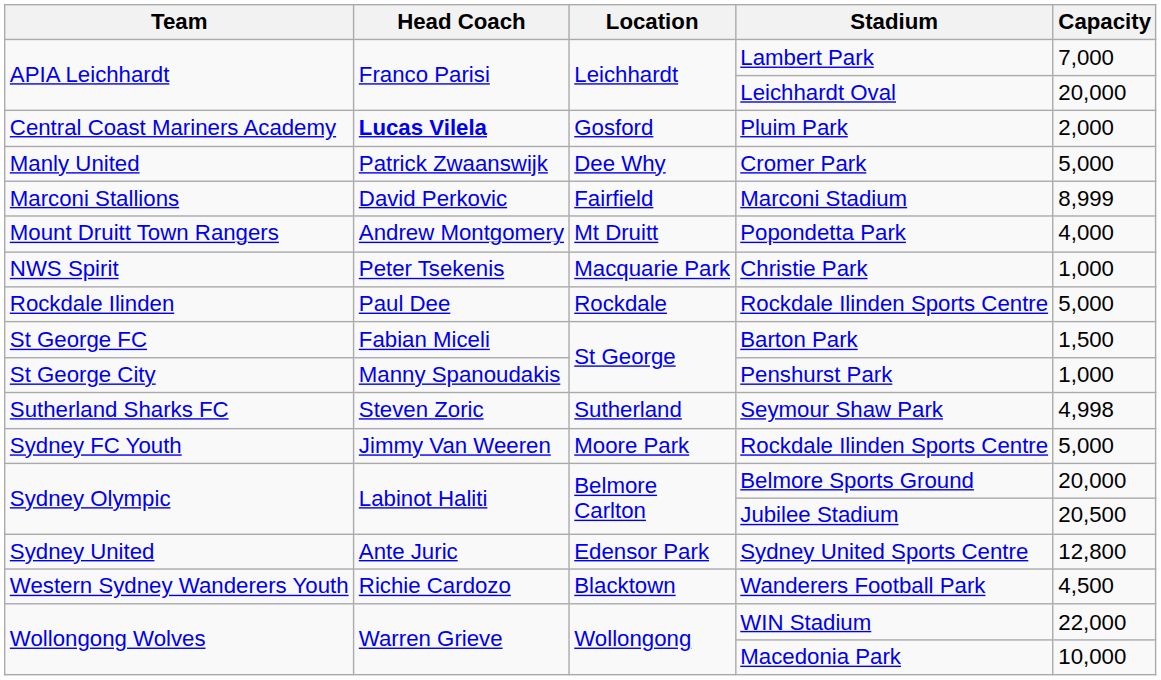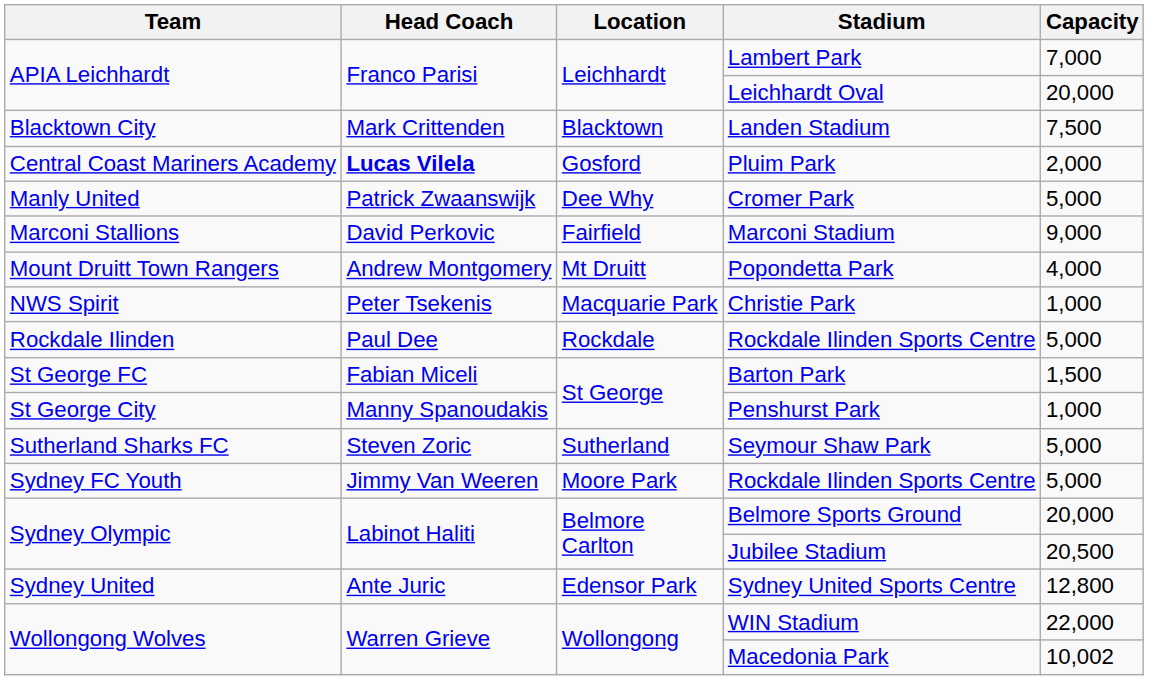+ row: (83, 127)
(1086, 198) 8,999 -> (1074, 233) 9,000
(1086, 410) 4,998 -> (1074, 445) 5,000
- row: (179, 586)
(1092, 657) 10,000 -> (1080, 657) 10,002
